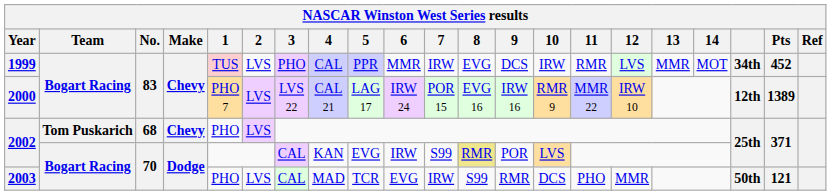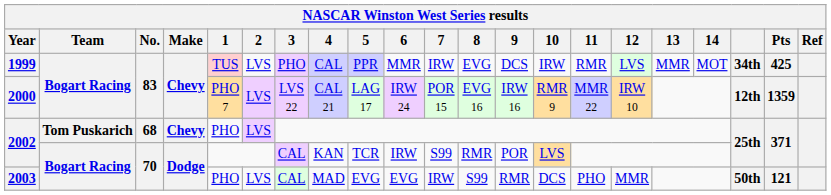(781, 64) 452 -> (781, 64) 425
(781, 97) 1389 -> (781, 97) 1359
(366, 154) EVG -> (366, 154) TCR
(477, 154) khaki background -> (477, 154) no background
(366, 178) TCR -> (366, 178) EVG
